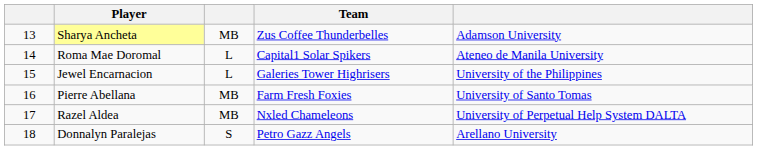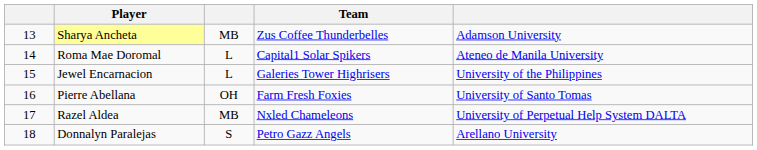(229, 94) MB -> (229, 94) OH
